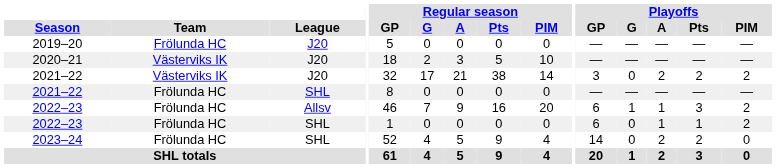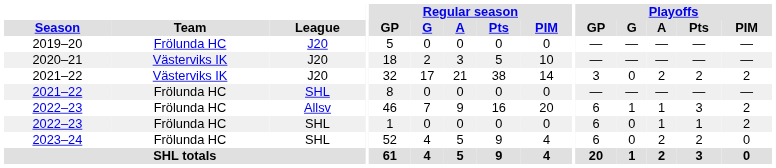(596, 140) 14 -> (596, 140) 6
